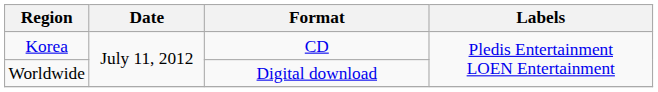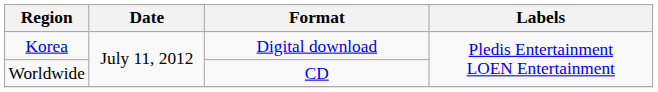(317, 45) CD -> (317, 45) Digital download
(317, 73) Digital download -> (317, 73) CD
